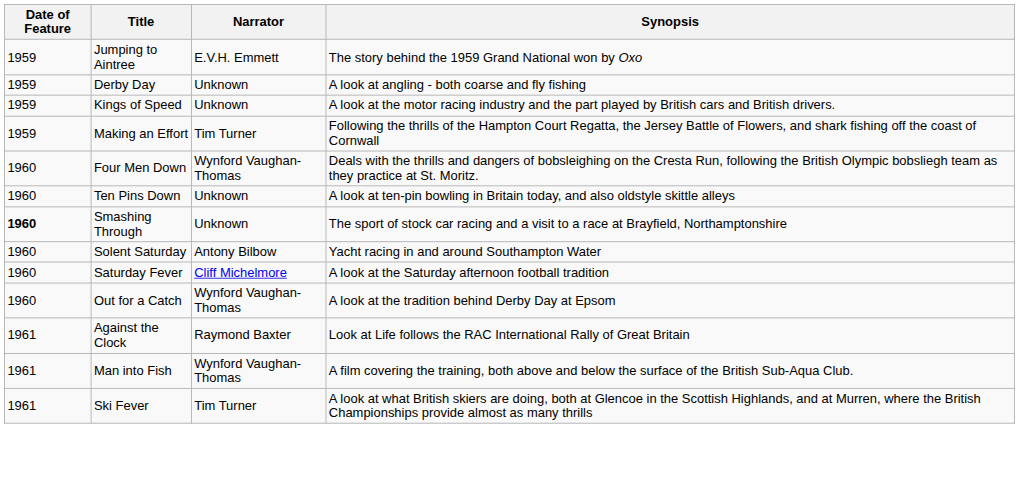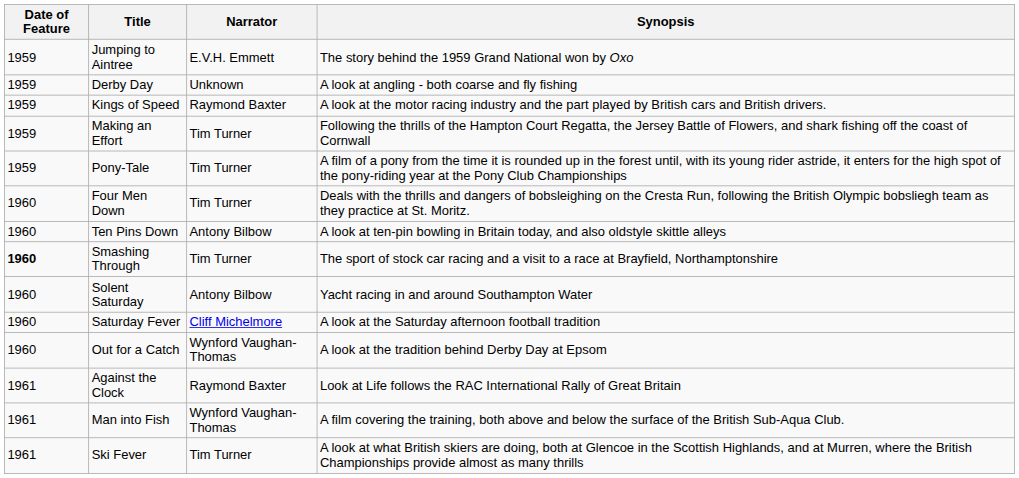(221, 105) Unknown -> (238, 105) Raymond Baxter
+ row: (120, 168)
(248, 168) Wynford Vaughan-Thomas -> (221, 203) Tim Turner
(221, 196) Unknown -> (231, 231) Antony Bilbow
(221, 224) Unknown -> (221, 259) Tim Turner
